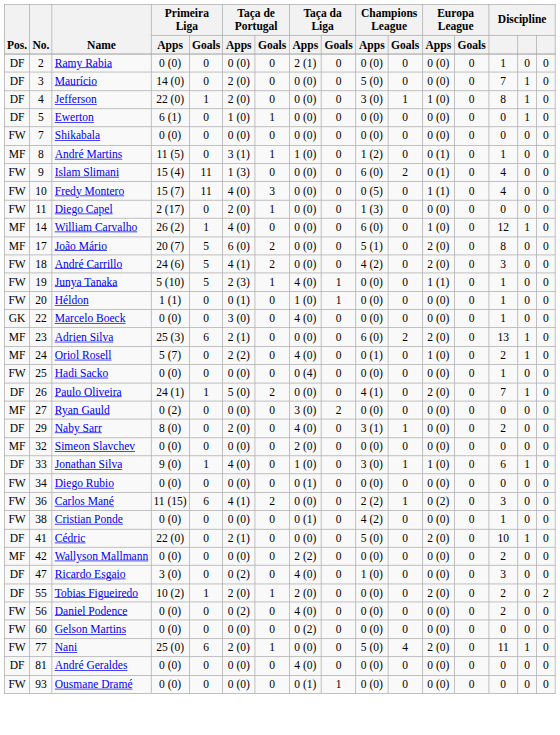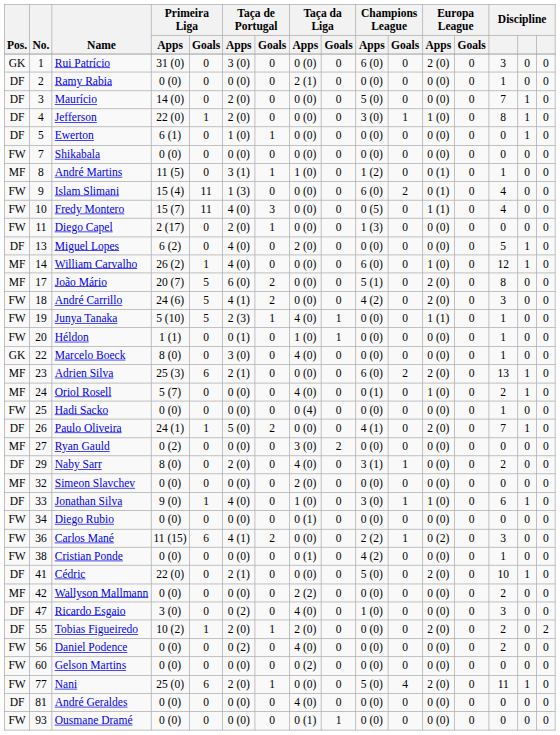+ row: (82, 63)
+ row: (87, 245)
(170, 318) 0 (0) -> (170, 355) 8 (0)
(239, 355) 2 (2) -> (239, 391) 0 (0)
